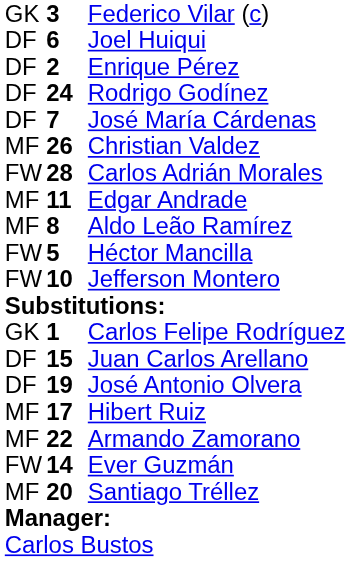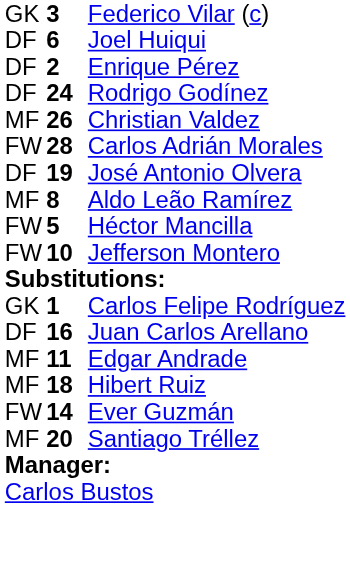- row: (202, 120)
rows swapped: (168, 199) <-> (195, 385)
(60, 359) 15 -> (60, 332) 16
(60, 412) 17 -> (60, 385) 18
- row: (194, 438)
